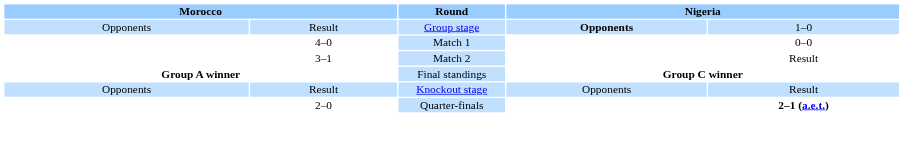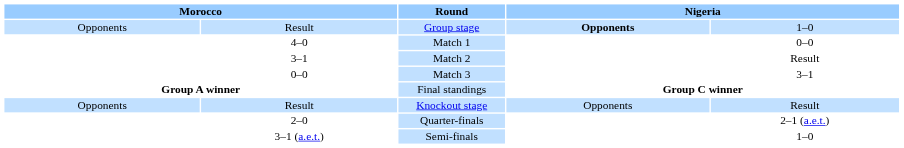+ row: (452, 74)
(804, 105) bold -> (805, 121) normal
+ row: (452, 136)
